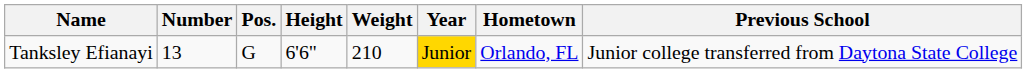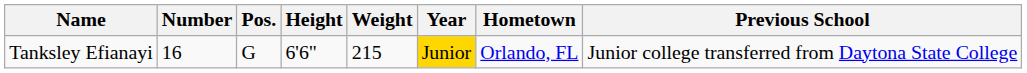(172, 51) 13 -> (172, 51) 16
(367, 51) 210 -> (367, 51) 215
